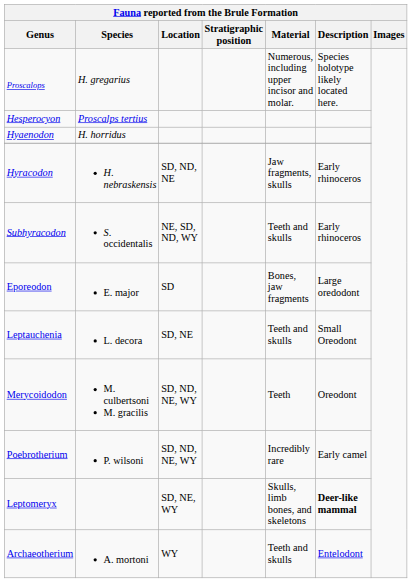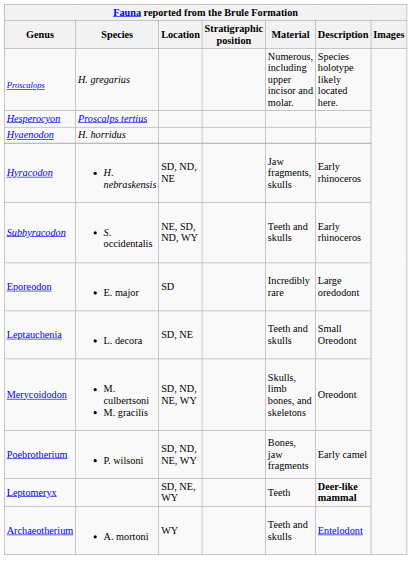(288, 286) Bones, jaw fragments -> (289, 286) Incredibly rare
(279, 394) Teeth -> (290, 394) Skulls, limb bones, and skeletons
(289, 454) Incredibly rare -> (288, 454) Bones, jaw fragments
(290, 504) Skulls, limb bones, and skeletons -> (279, 492) Teeth
